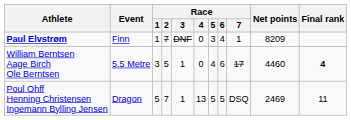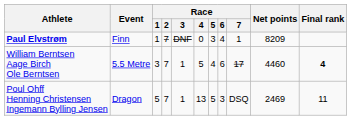(166, 64) 5 -> (166, 64) 7
(201, 64) 0 -> (201, 64) 5
(222, 99) 5 -> (222, 99) 3
